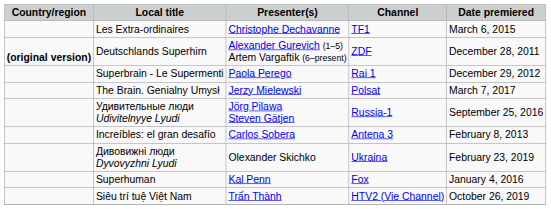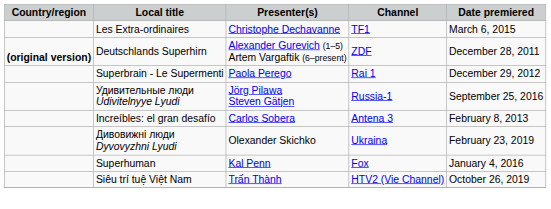- row: (158, 90)
